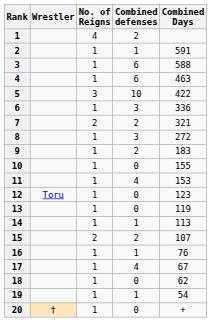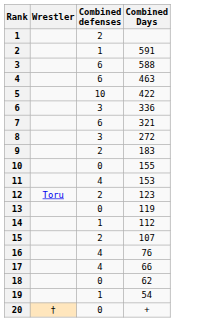- column: (95, 17)
(136, 123) 2 -> (100, 123) 6
(136, 195) 0 -> (100, 195) 2
(183, 223) 113 -> (147, 223) 112
(136, 252) 1 -> (100, 252) 4
(183, 267) 67 -> (147, 267) 66
